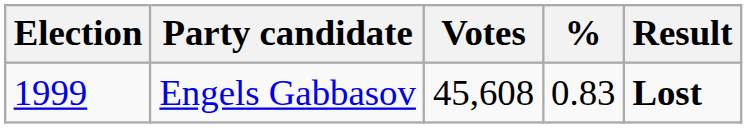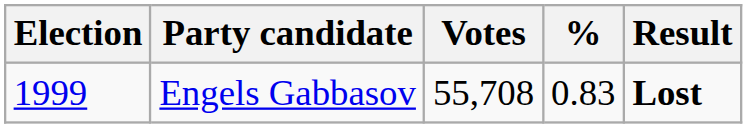(483, 92) 45,608 -> (483, 92) 55,708
